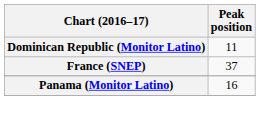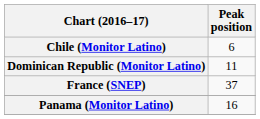+ row: (106, 47)
